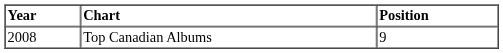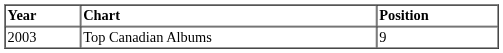(22, 37) 2008 -> (22, 37) 2003
